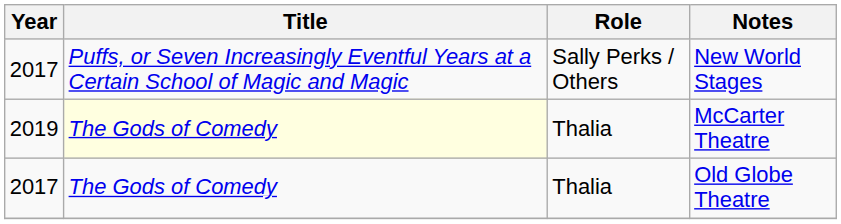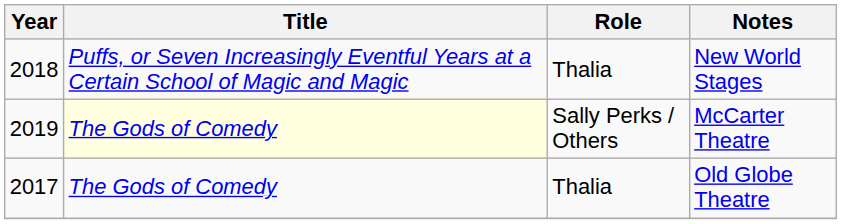(34, 68) 2017 -> (34, 68) 2018
(613, 68) Sally Perks / Others -> (582, 68) Thalia
(582, 128) Thalia -> (613, 128) Sally Perks / Others
